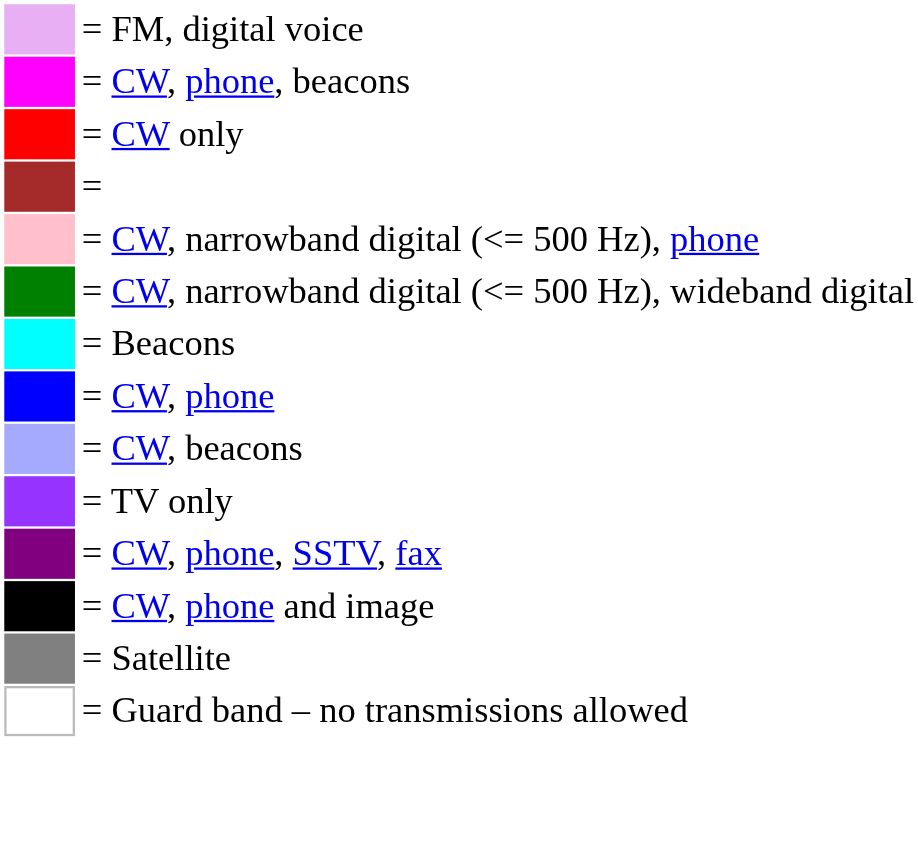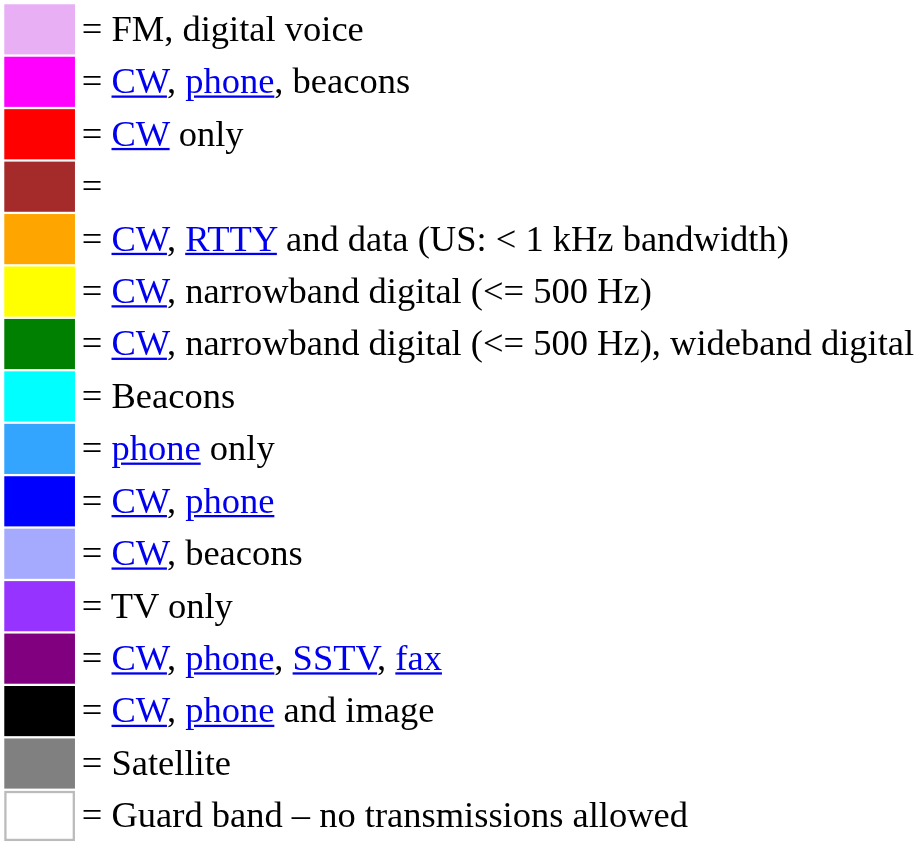+ row: (435, 238)
- row: (421, 238)
+ row: (367, 290)
+ row: (178, 448)
